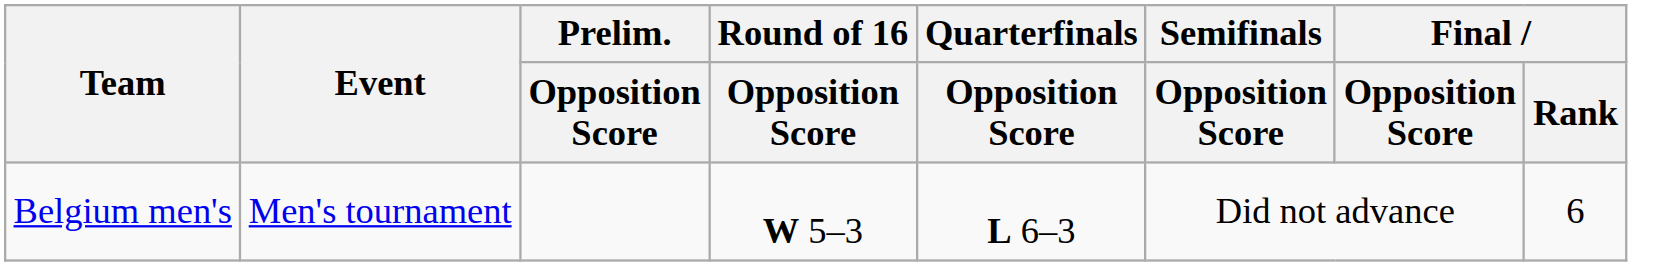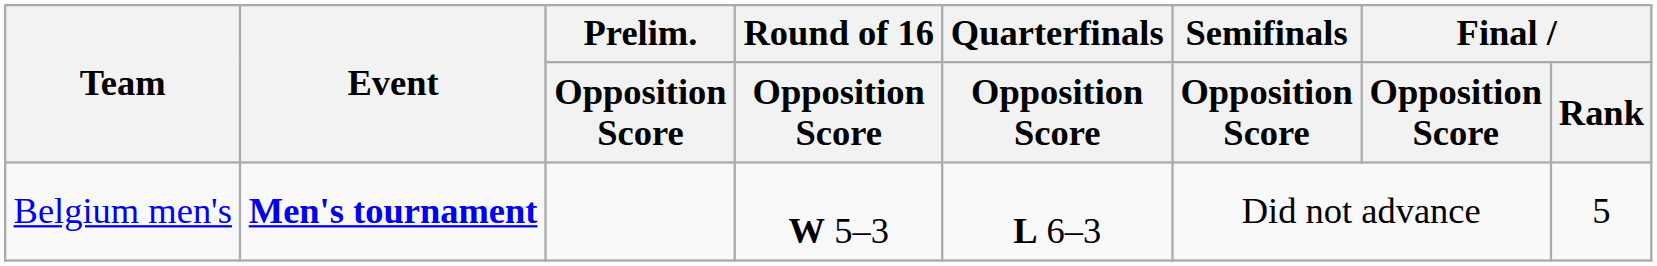(380, 210) normal -> (393, 210) bold
(1575, 210) 6 -> (1601, 210) 5
